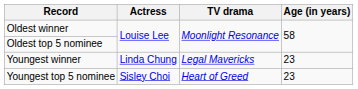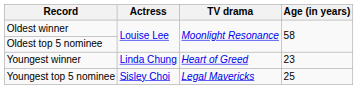(218, 60) Legal Mavericks -> (215, 60) Heart of Greed
(215, 76) Heart of Greed -> (218, 76) Legal Mavericks
(289, 76) 23 -> (289, 76) 25
